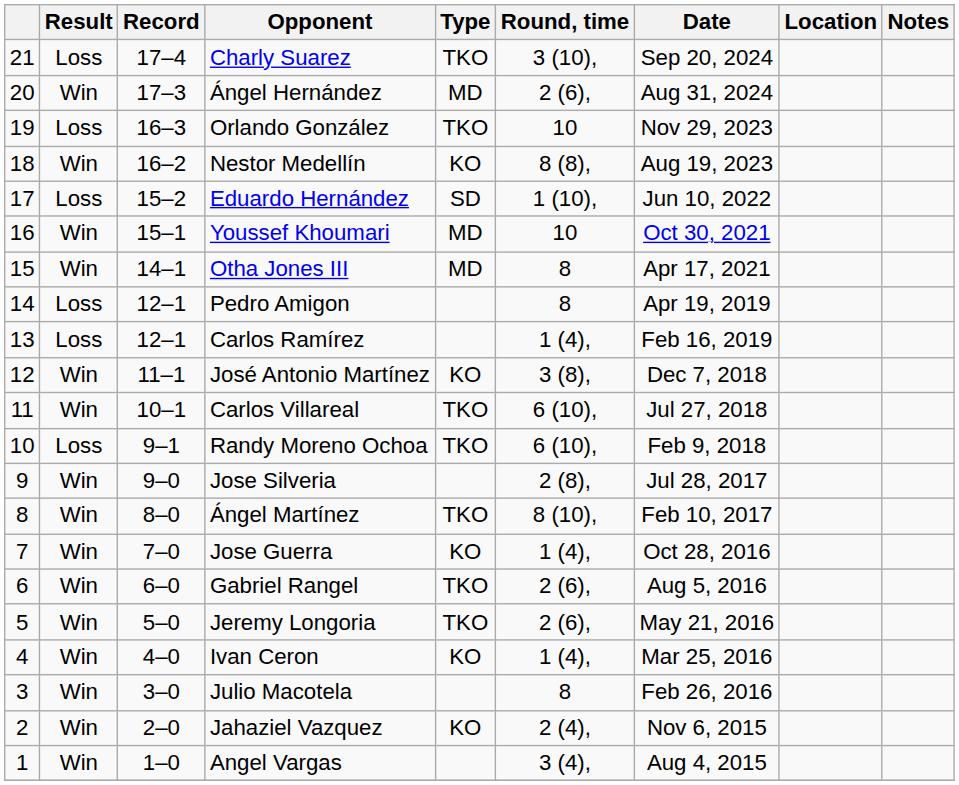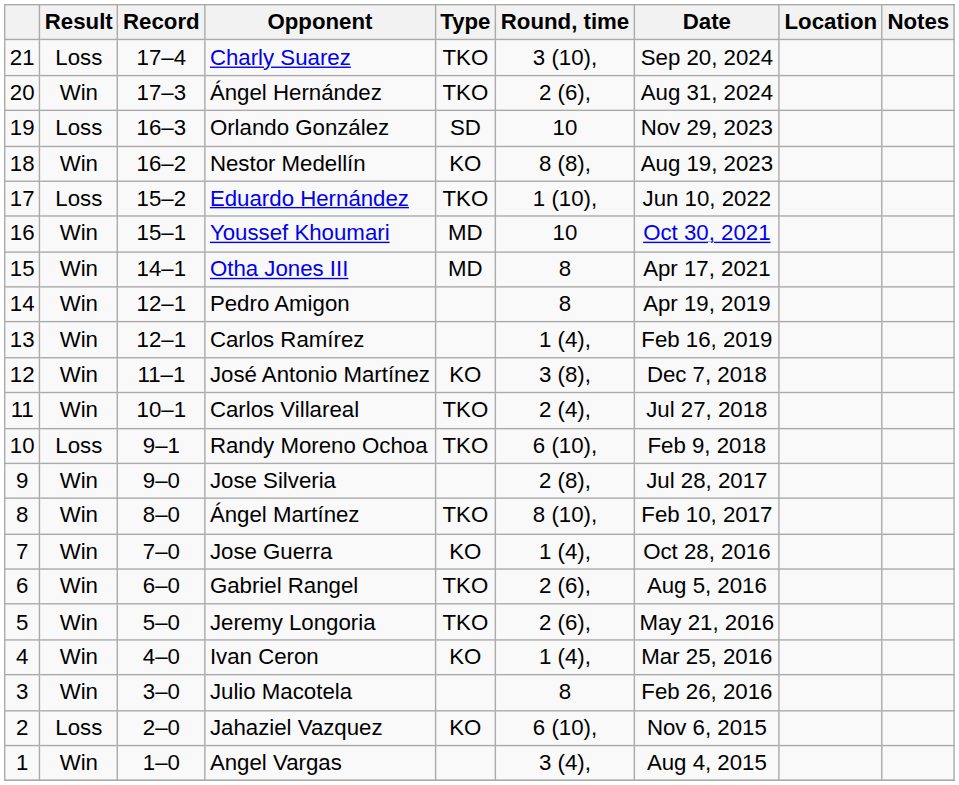(465, 92) MD -> (465, 92) TKO
(465, 127) TKO -> (465, 127) SD
(465, 198) SD -> (465, 198) TKO
(79, 304) Loss -> (79, 304) Win
(79, 339) Loss -> (79, 339) Win
(565, 410) 6 (10), -> (565, 410) 2 (4),
(79, 727) Win -> (79, 727) Loss
(565, 727) 2 (4), -> (565, 727) 6 (10),
